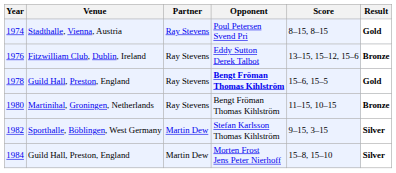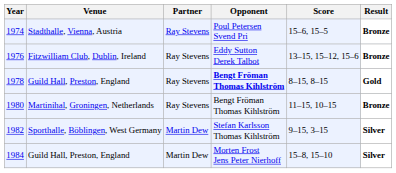(308, 31) 8–15, 8–15 -> (308, 31) 15–6, 15–5
(372, 31) Gold -> (376, 31) Bronze
(308, 81) 15–6, 15–5 -> (308, 81) 8–15, 8–15
